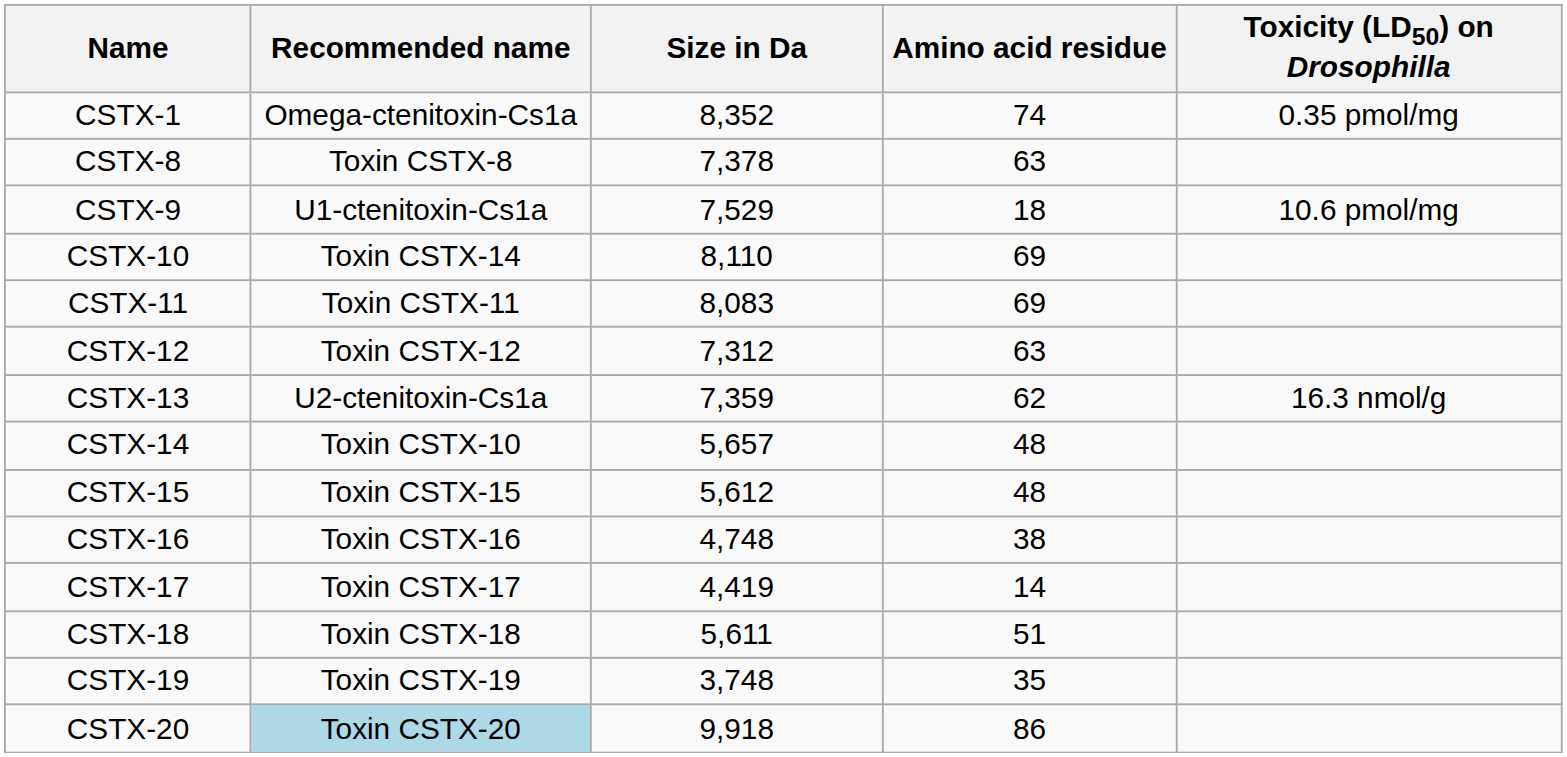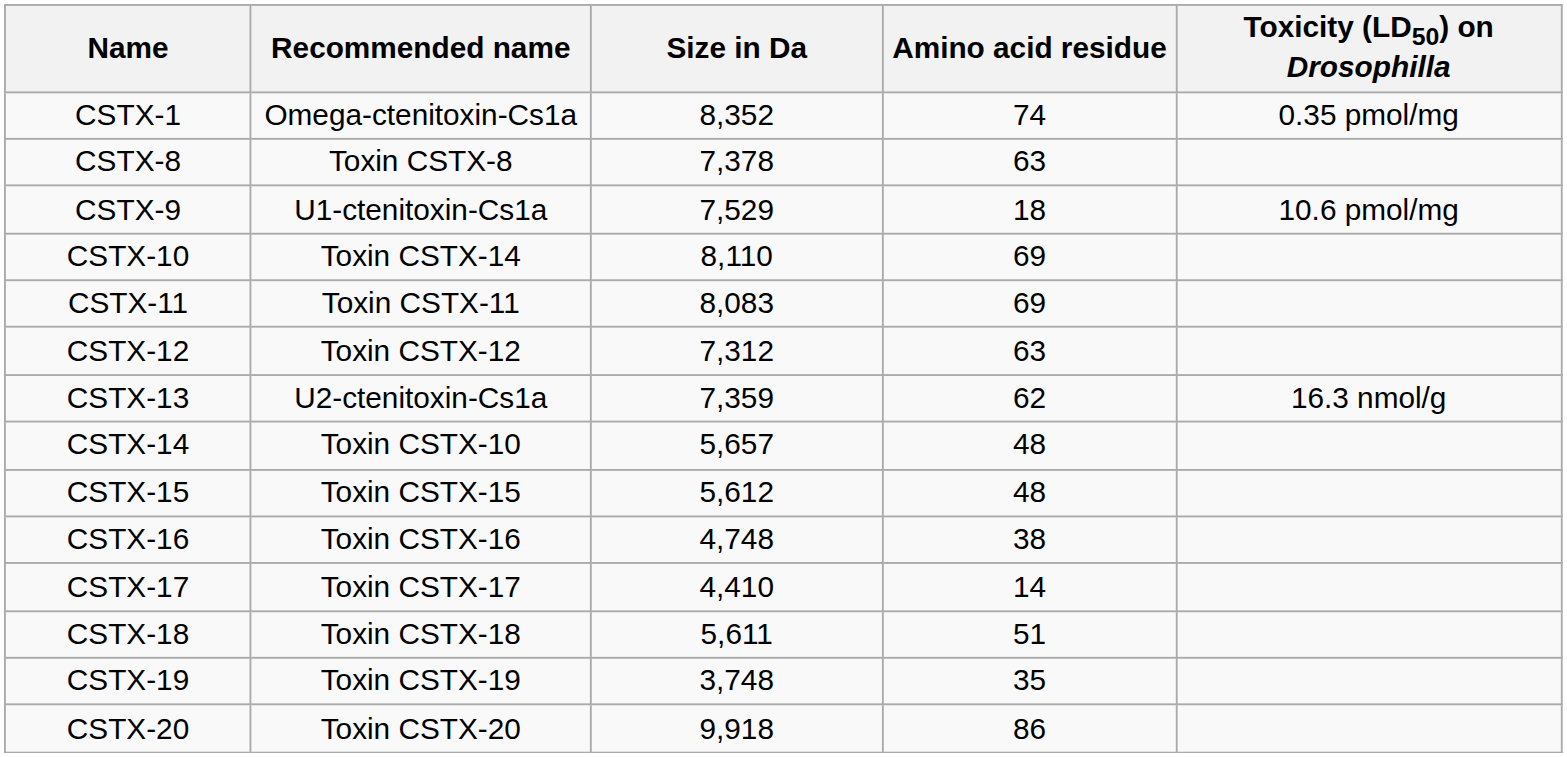(737, 586) 4,419 -> (737, 586) 4,410
(421, 728) lightblue background -> (421, 728) no background
